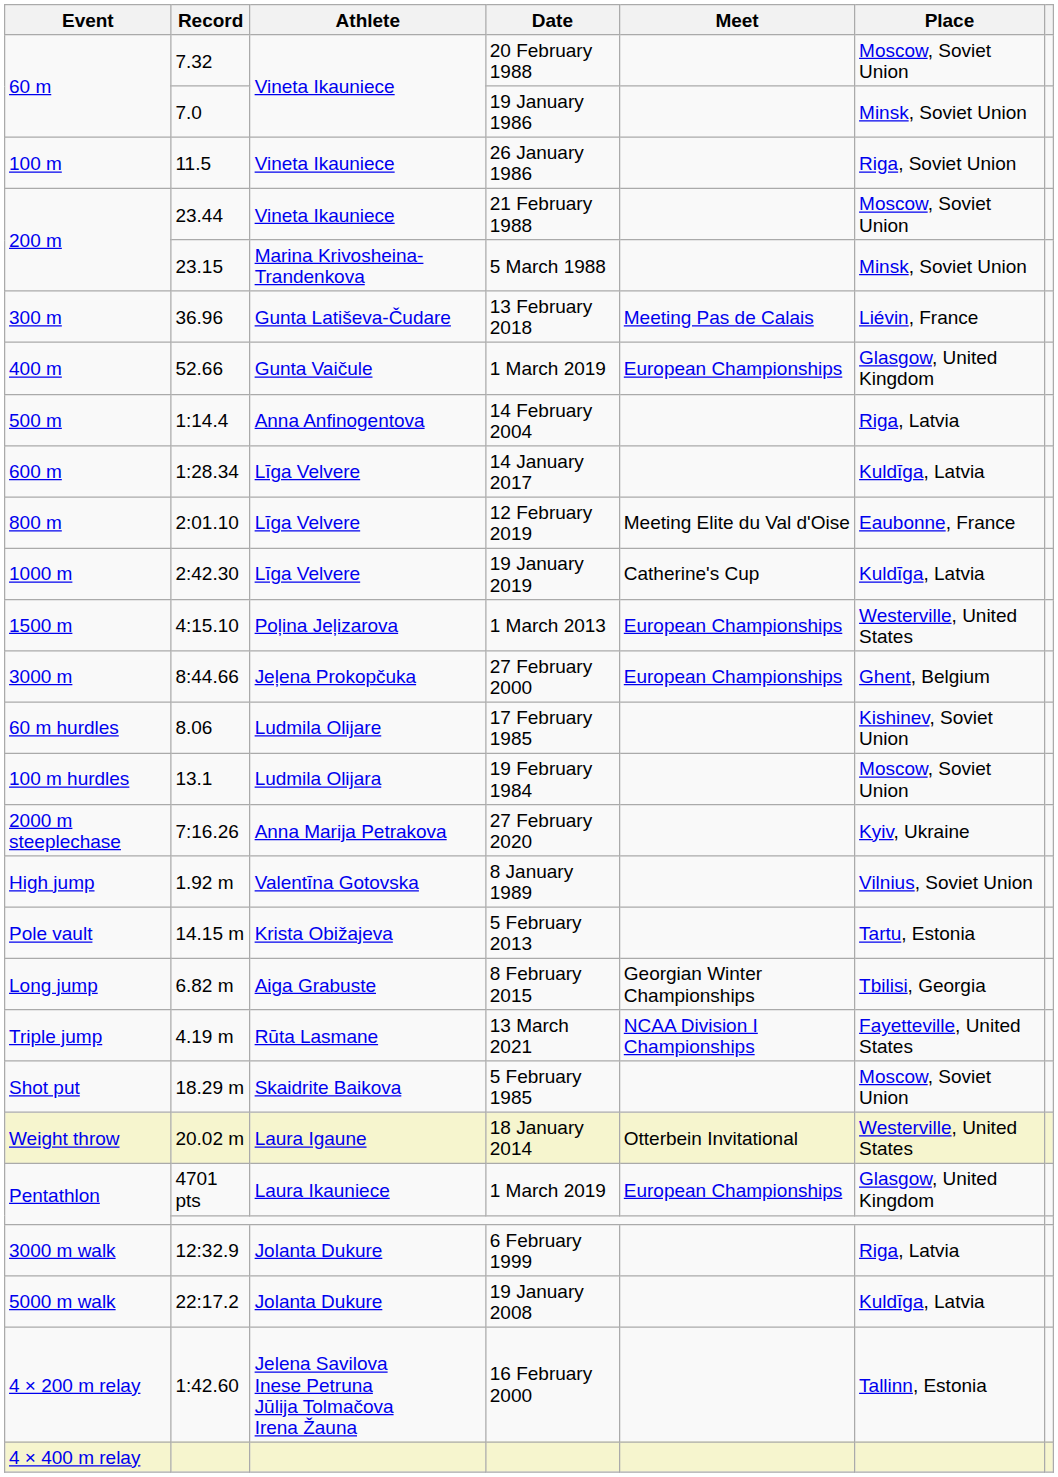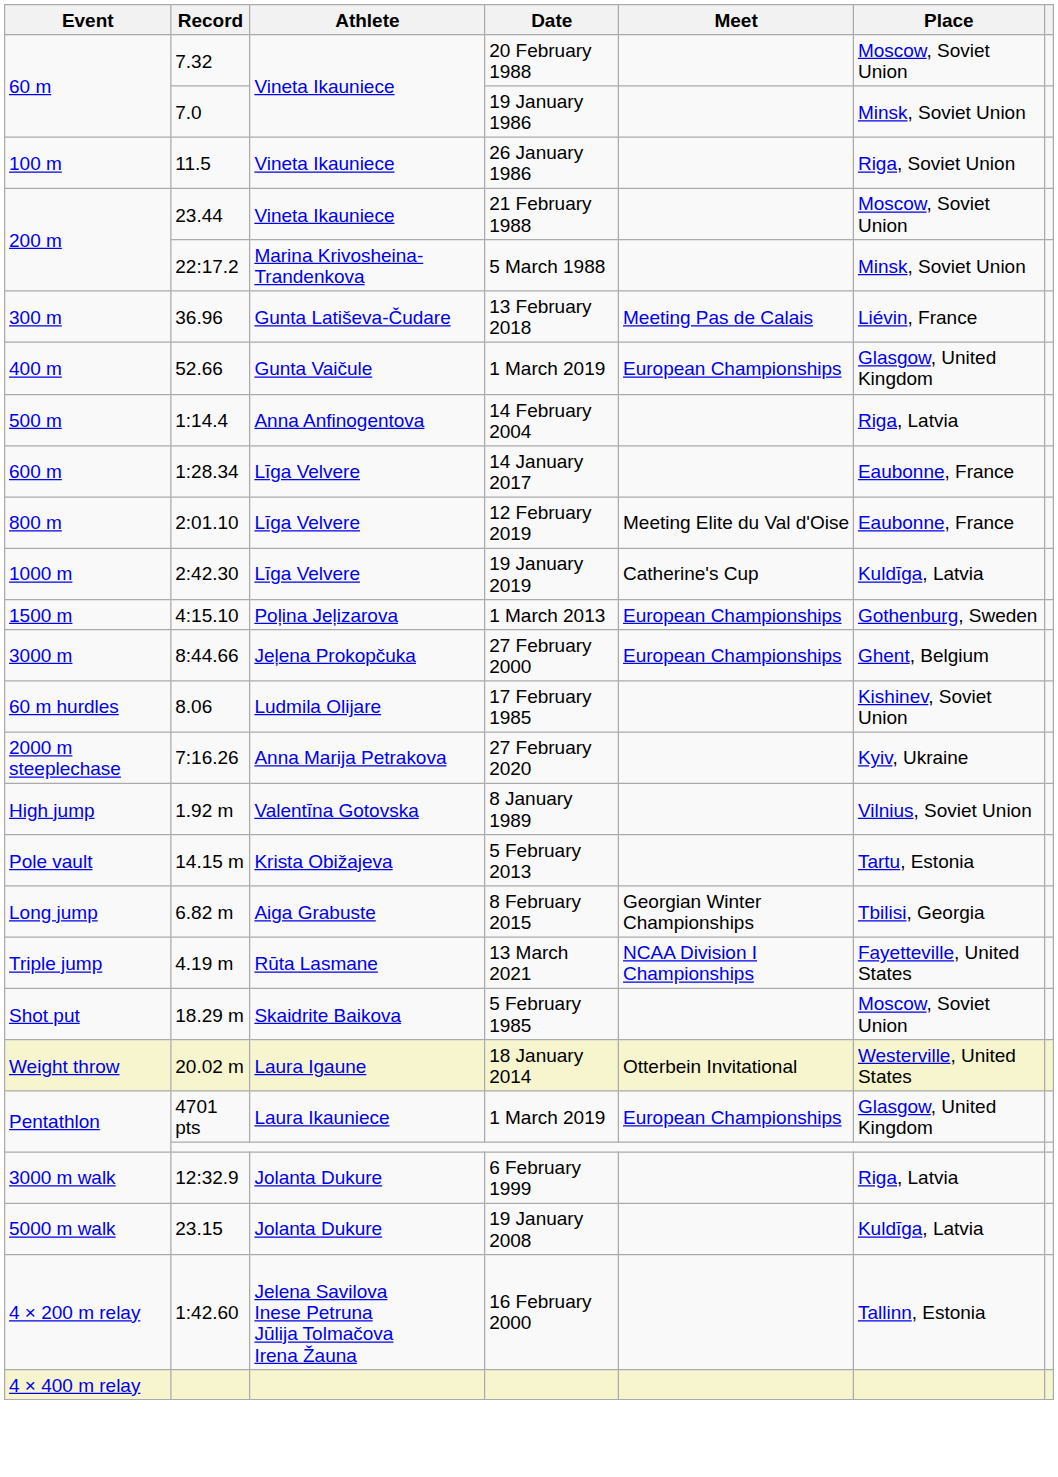(199, 266) 23.15 -> (207, 266) 22:17.2
(922, 471) Kuldīga, Latvia -> (936, 471) Eaubonne, France
(938, 625) Westerville, United States -> (948, 615) Gothenburg, Sweden
- row: (69, 779)
(207, 1301) 22:17.2 -> (199, 1229) 23.15
